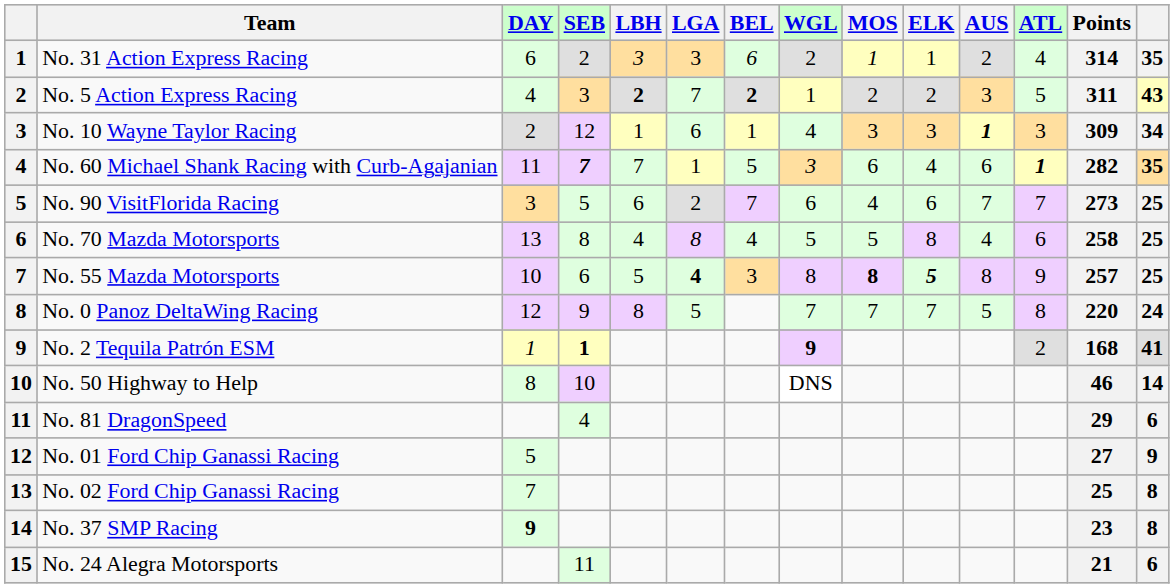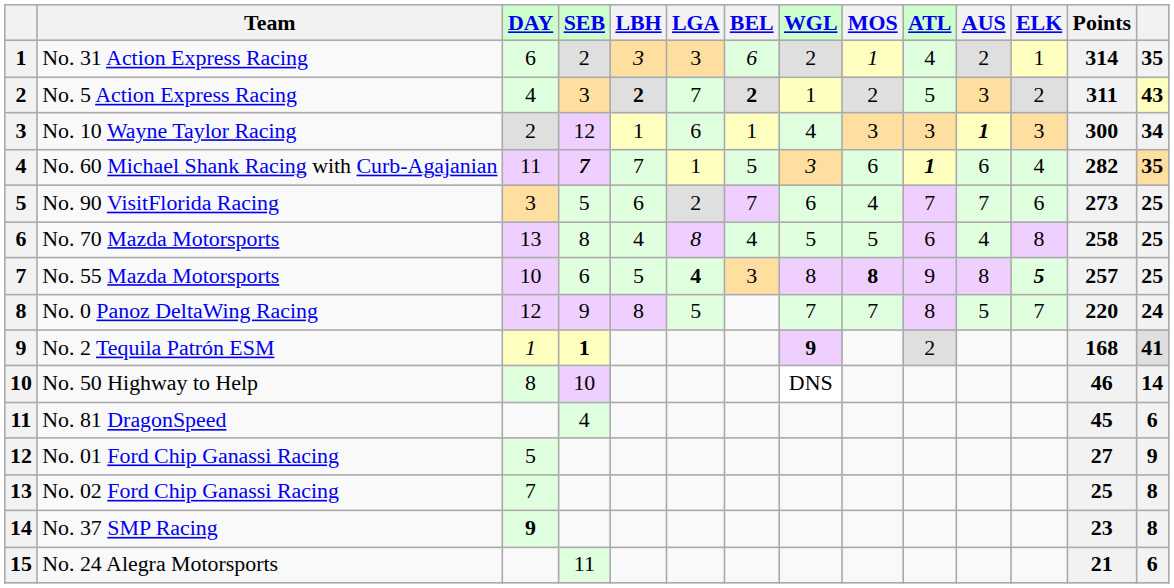columns swapped: (931, 22) <-> (1041, 22)
(1102, 130) 309 -> (1102, 130) 300
(1102, 419) 29 -> (1102, 419) 45
